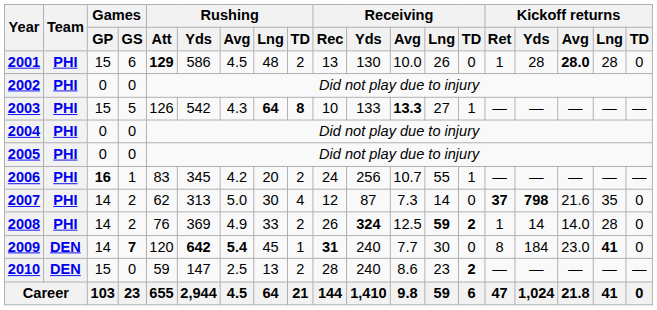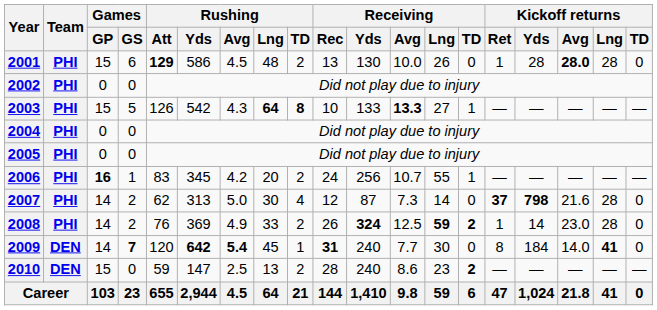(610, 200) 35 -> (610, 200) 28
(575, 223) 14.0 -> (575, 223) 23.0
(575, 246) 23.0 -> (575, 246) 14.0
